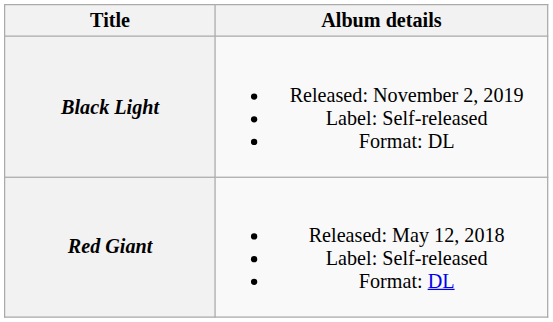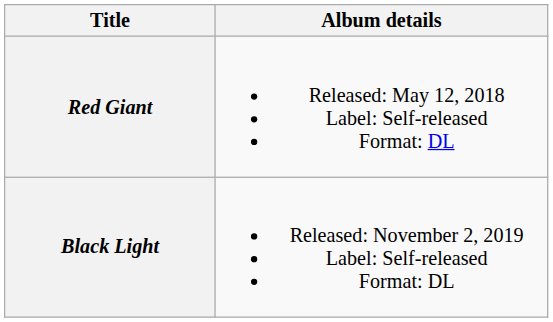rows swapped: (110, 246) <-> (110, 106)
